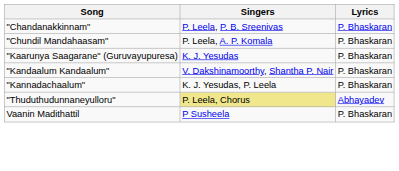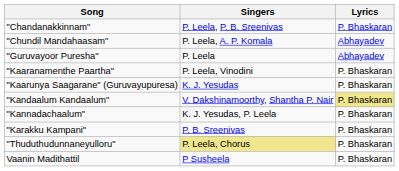(365, 41) P. Bhaskaran -> (361, 41) Abhayadev
+ row: (52, 56)
+ row: (60, 71)
(365, 71) no background -> (365, 100) khaki background
+ row: (46, 129)
(361, 100) Abhayadev -> (365, 144) P. Bhaskaran
